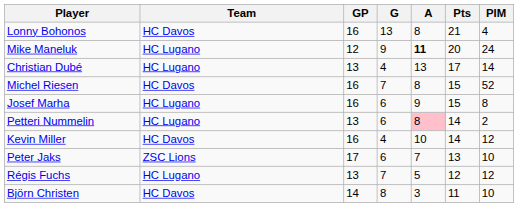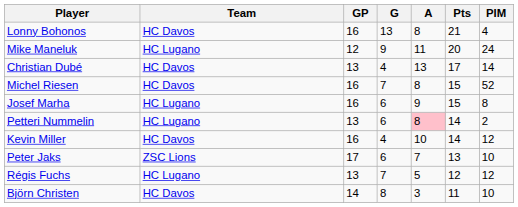(420, 49) bold -> (420, 49) normal
(171, 67) HC Lugano -> (169, 67) HC Davos
